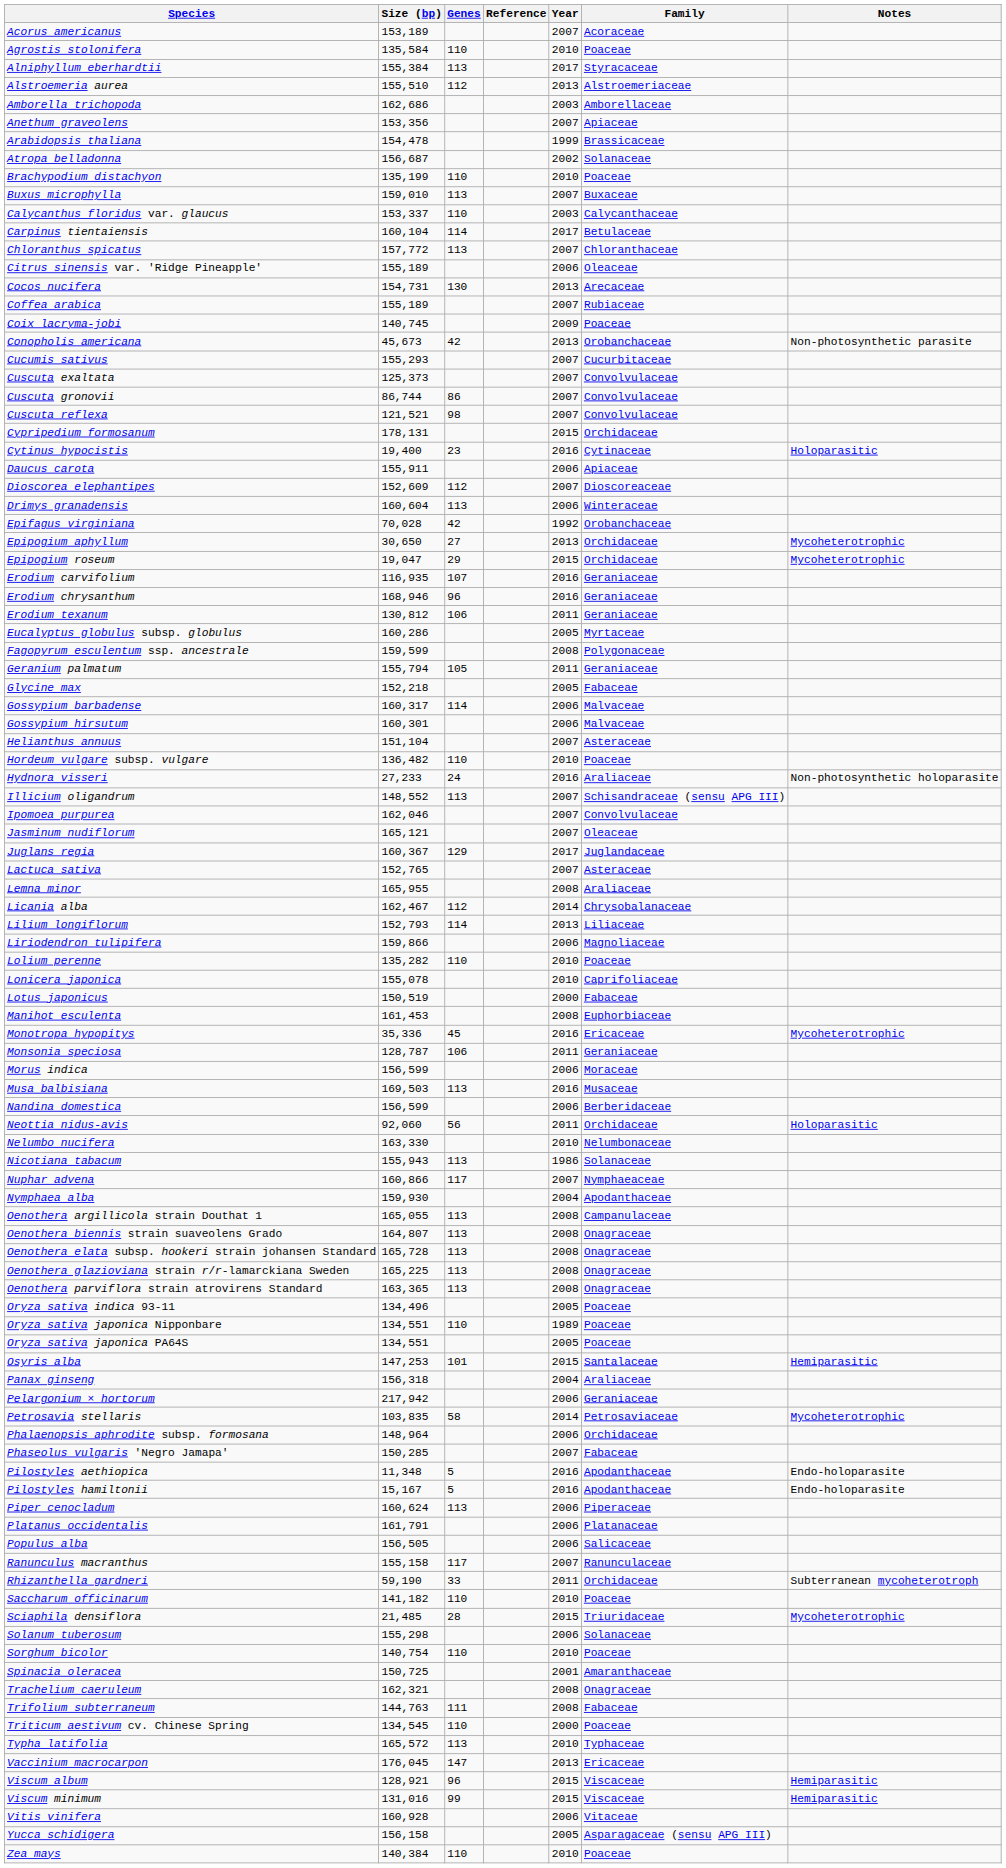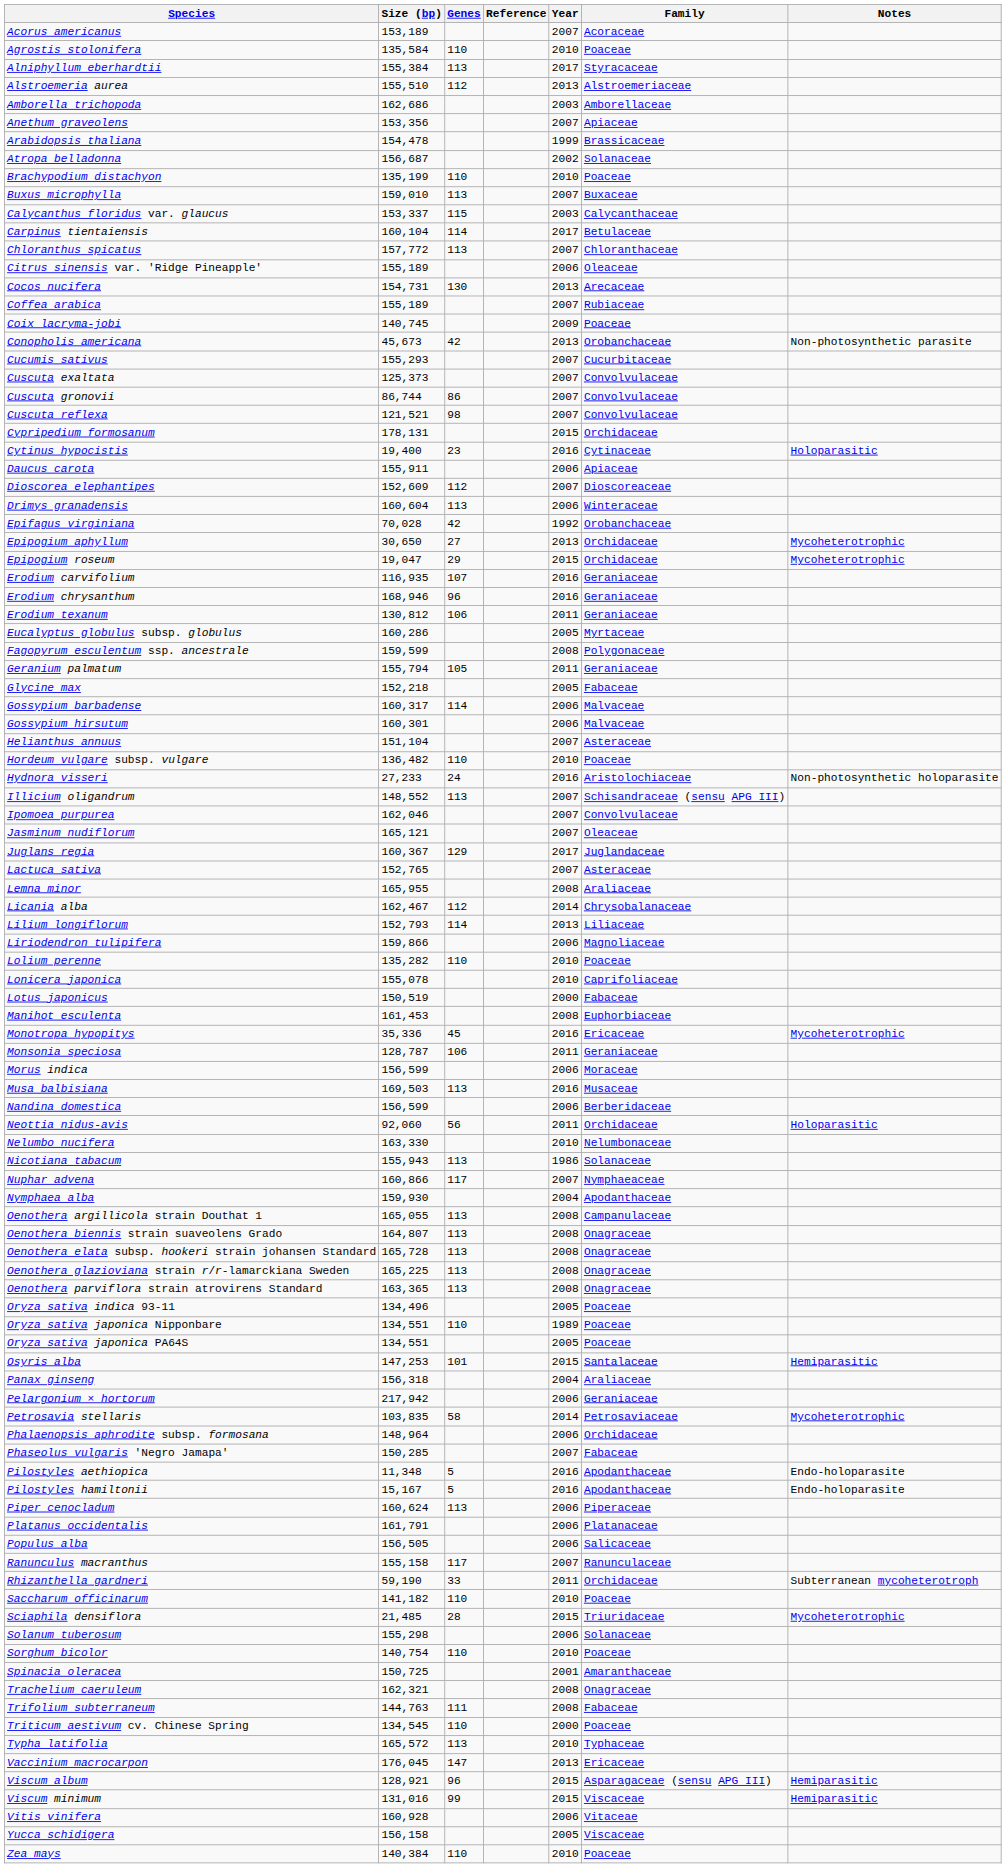(457, 214) 110 -> (457, 214) 115
(617, 779) Araliaceae -> (638, 779) Aristolochiaceae
(614, 1781) Viscaceae -> (678, 1781) Asparagaceae (sensu APG III)
(678, 1836) Asparagaceae (sensu APG III) -> (614, 1836) Viscaceae
